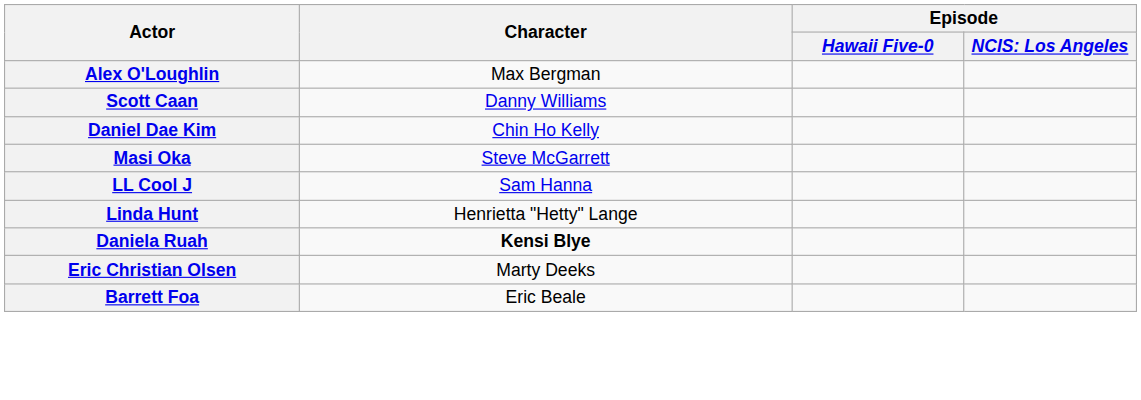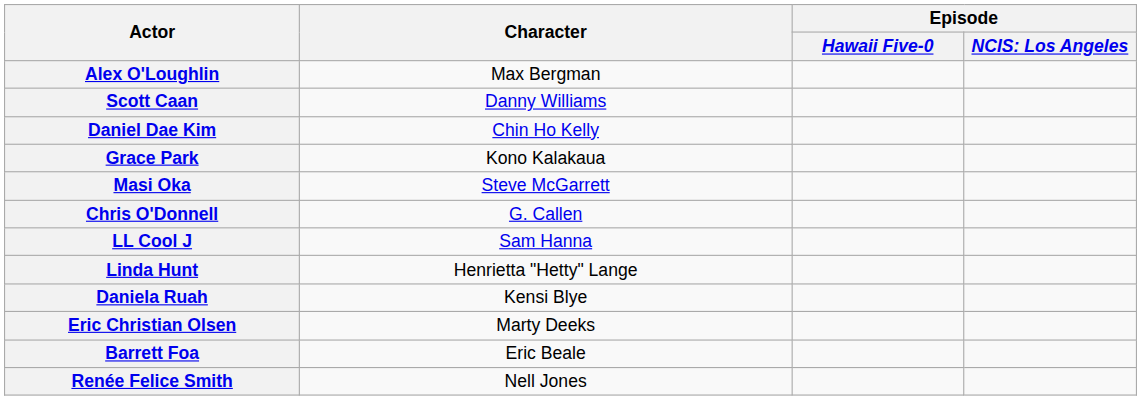+ row: (152, 158)
+ row: (152, 213)
(546, 241) bold -> (546, 297) normal
+ row: (152, 381)
